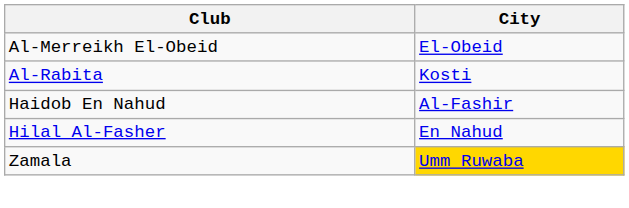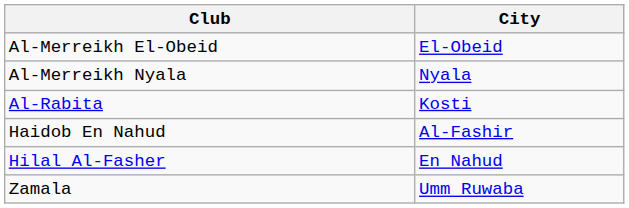+ row: (98, 76)
(471, 161) gold background -> (471, 189) no background
